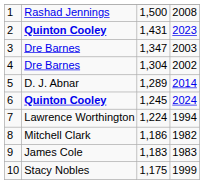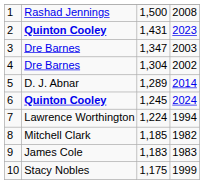(153, 135) 1,186 -> (153, 135) 1,185
